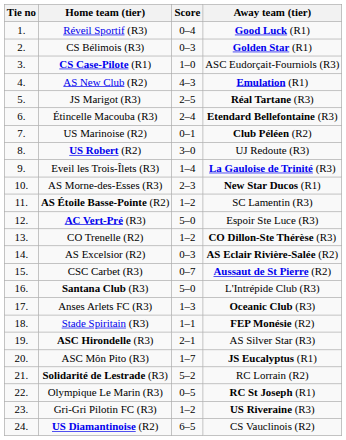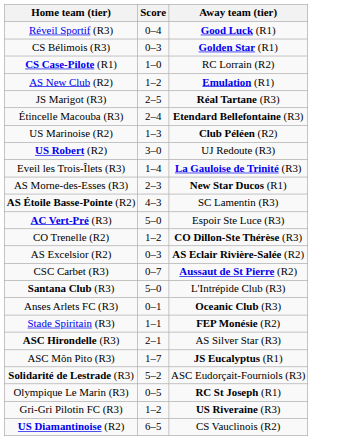- column: (21, 13)
(272, 64) ASC Eudorçait-Fourniols (R3) -> (238, 64) RC Lorrain (R2)
(187, 82) 4–3 -> (153, 82) 1–2
(187, 133) 0–1 -> (153, 133) 1–3
(187, 202) 1–2 -> (153, 202) 4–3
(187, 306) 1–3 -> (153, 306) 0–1
(272, 375) RC Lorrain (R2) -> (238, 375) ASC Eudorçait-Fourniols (R3)
